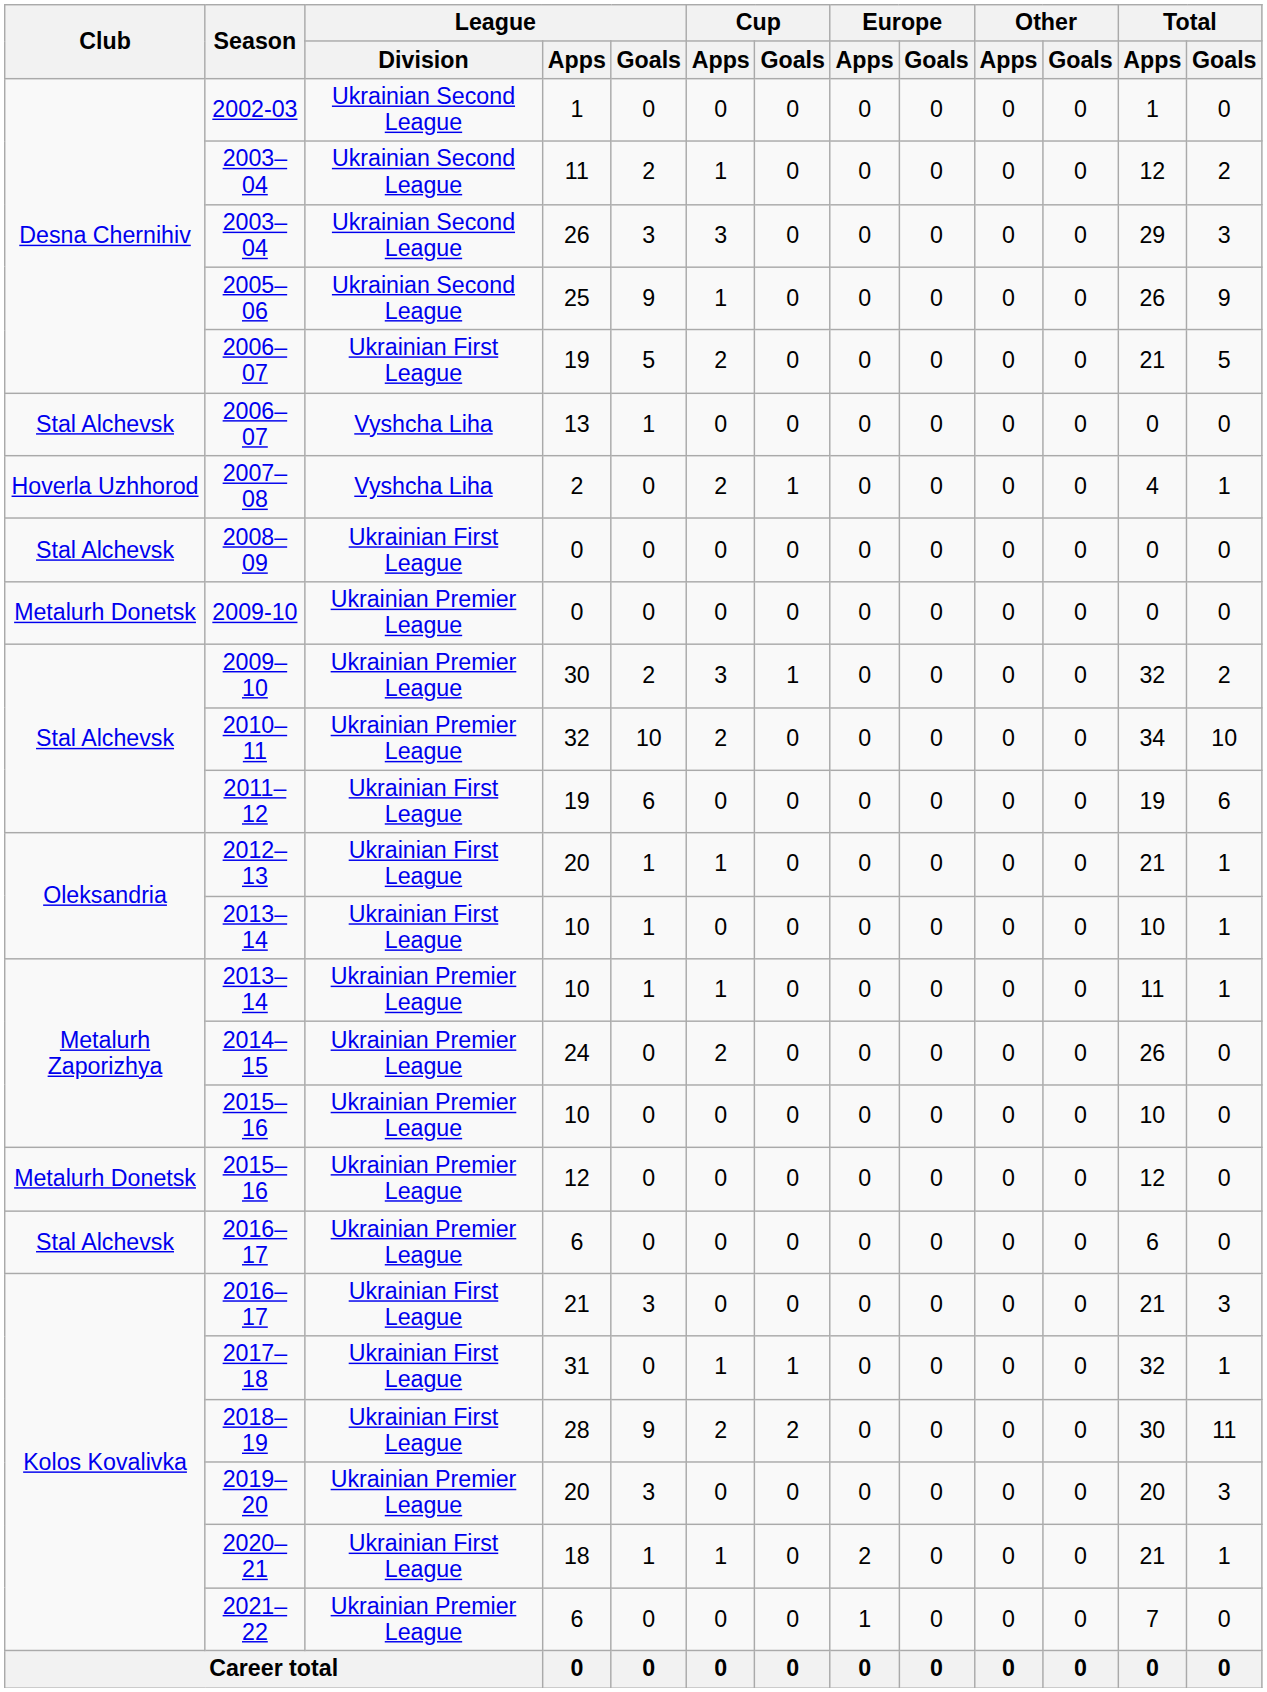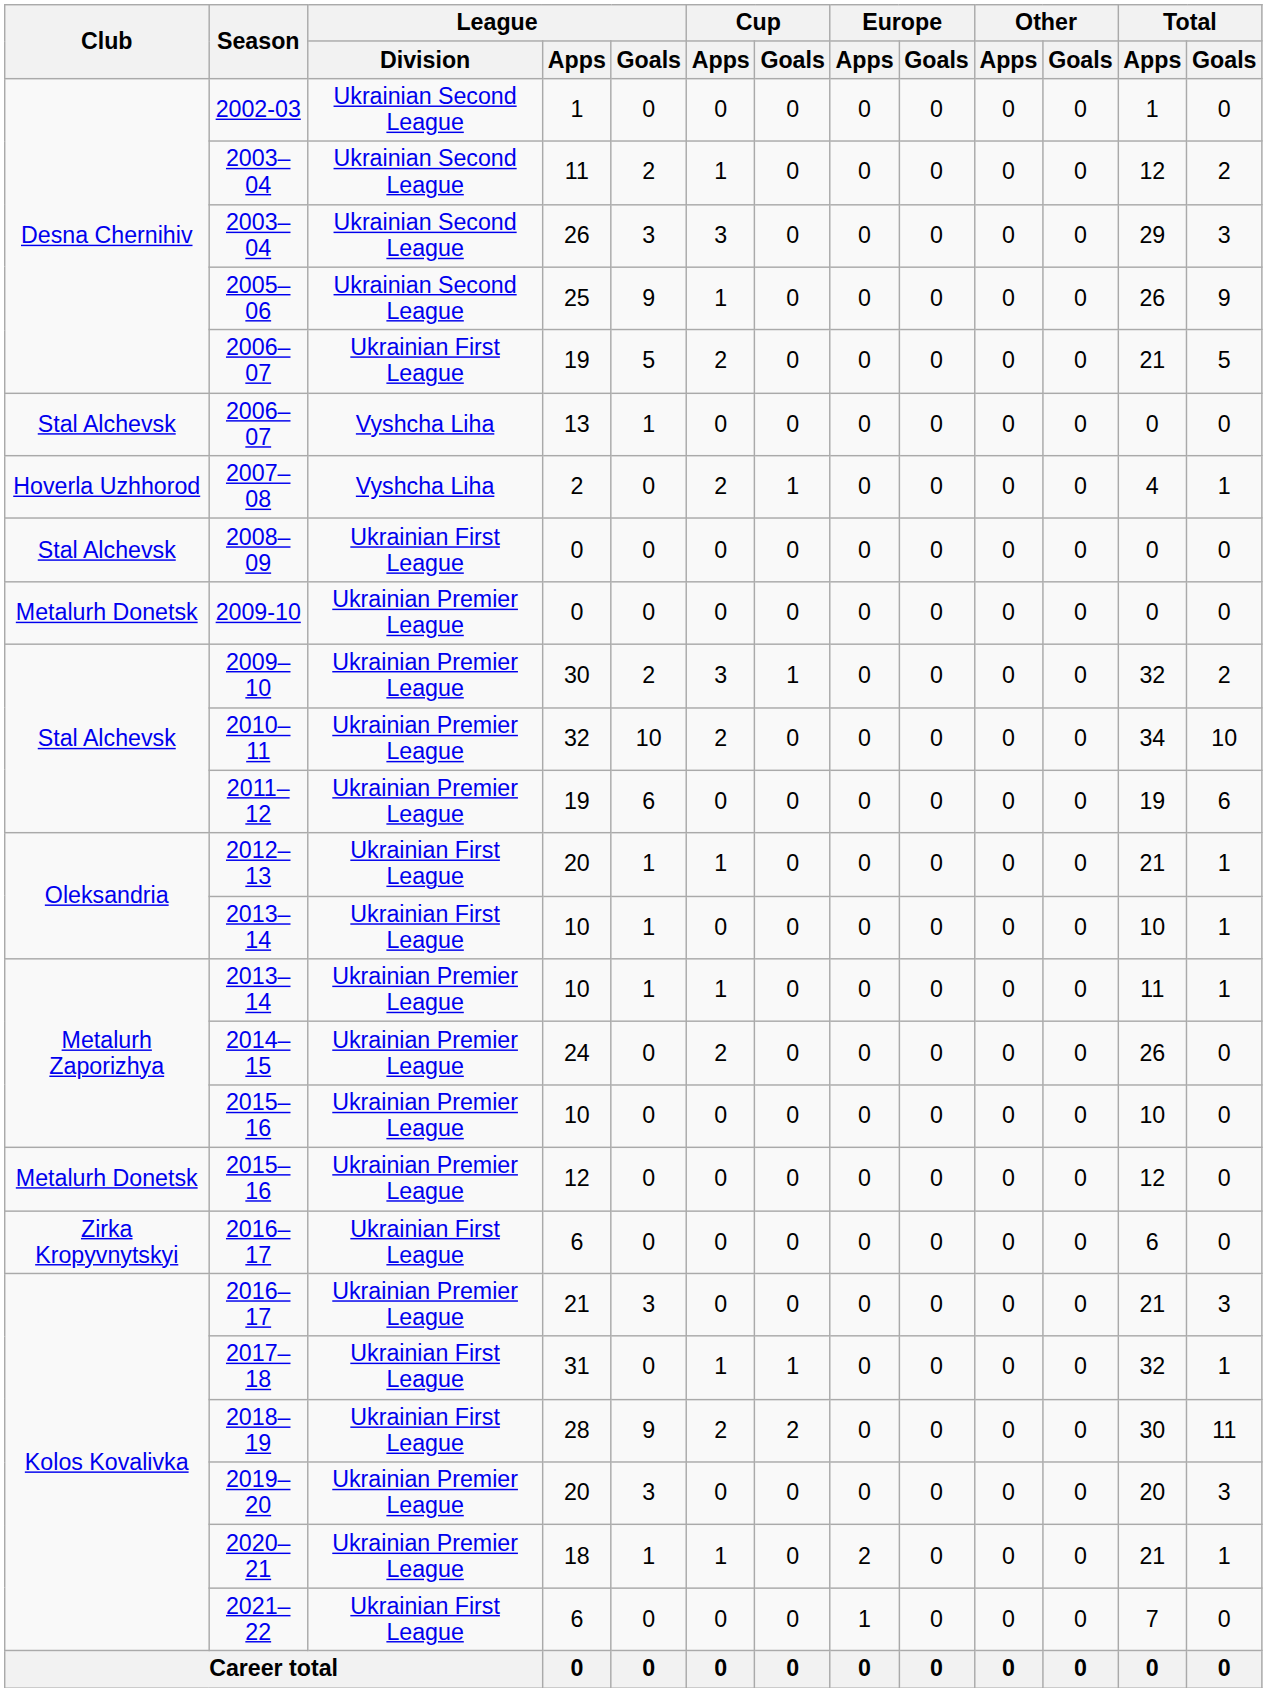(423, 801) Ukrainian First League -> (425, 801) Ukrainian Premier League
(105, 1241) Stal Alchevsk -> (107, 1241) Zirka Kropyvnytskyi
(423, 1241) Ukrainian Premier League -> (425, 1241) Ukrainian First League
(423, 1304) Ukrainian First League -> (425, 1304) Ukrainian Premier League
(423, 1556) Ukrainian First League -> (425, 1556) Ukrainian Premier League
(423, 1618) Ukrainian Premier League -> (425, 1618) Ukrainian First League
